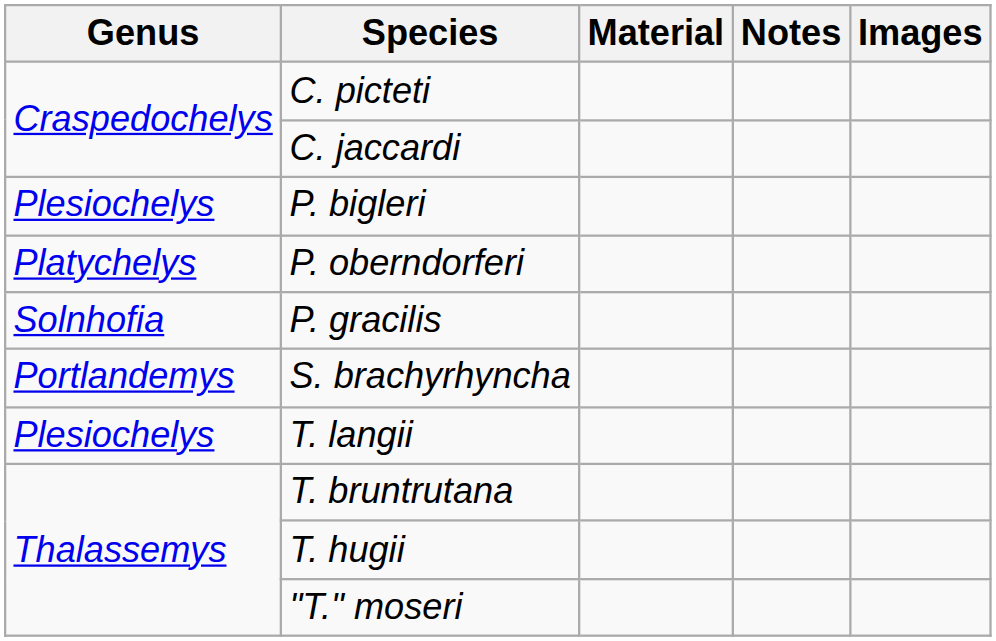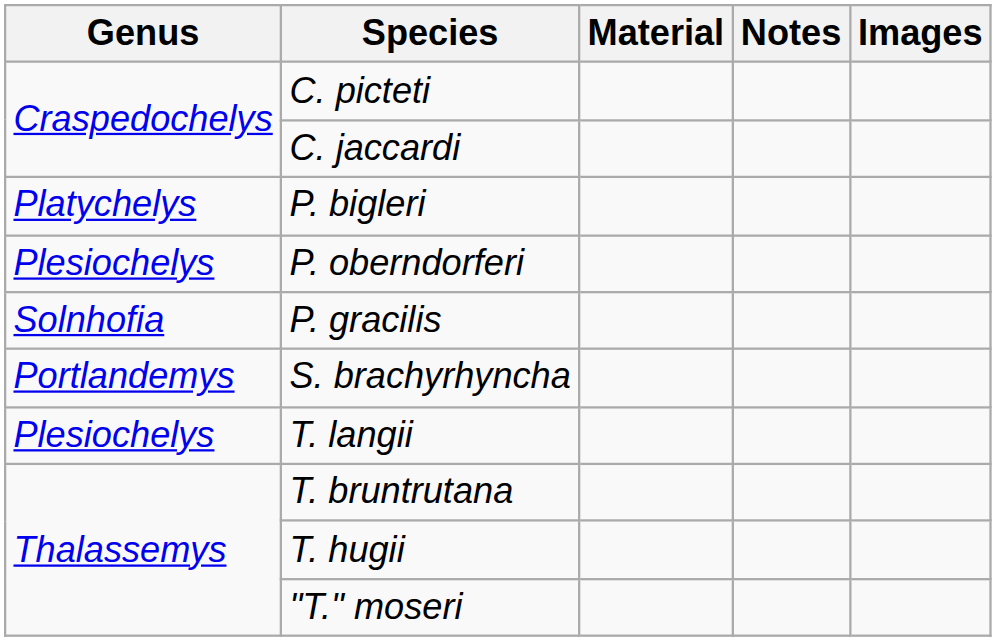(114, 205) Plesiochelys -> (105, 205) Platychelys
(105, 262) Platychelys -> (114, 262) Plesiochelys
